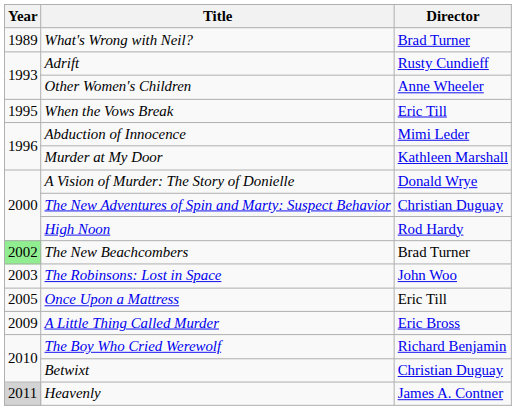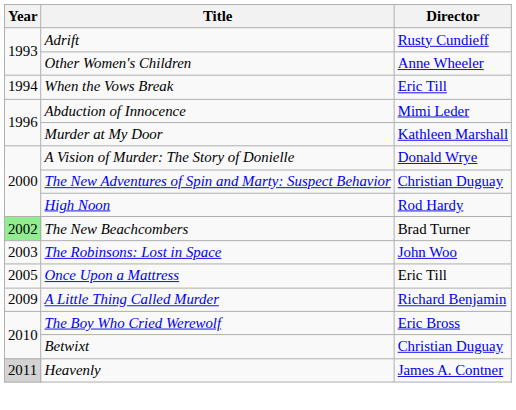- row: (119, 39)
(23, 110) 1995 -> (23, 87) 1994
(429, 323) Eric Bross -> (452, 299) Richard Benjamin
(452, 346) Richard Benjamin -> (429, 323) Eric Bross
